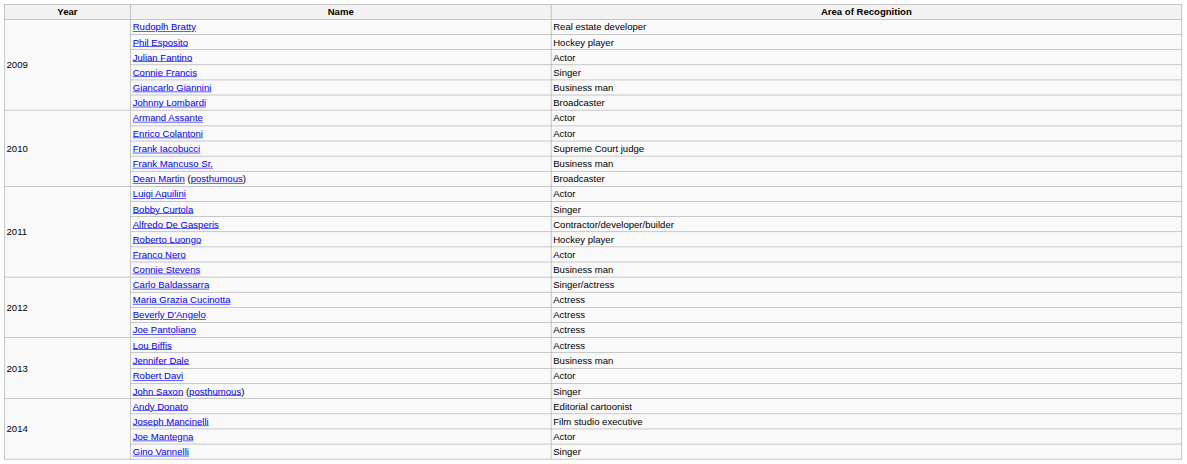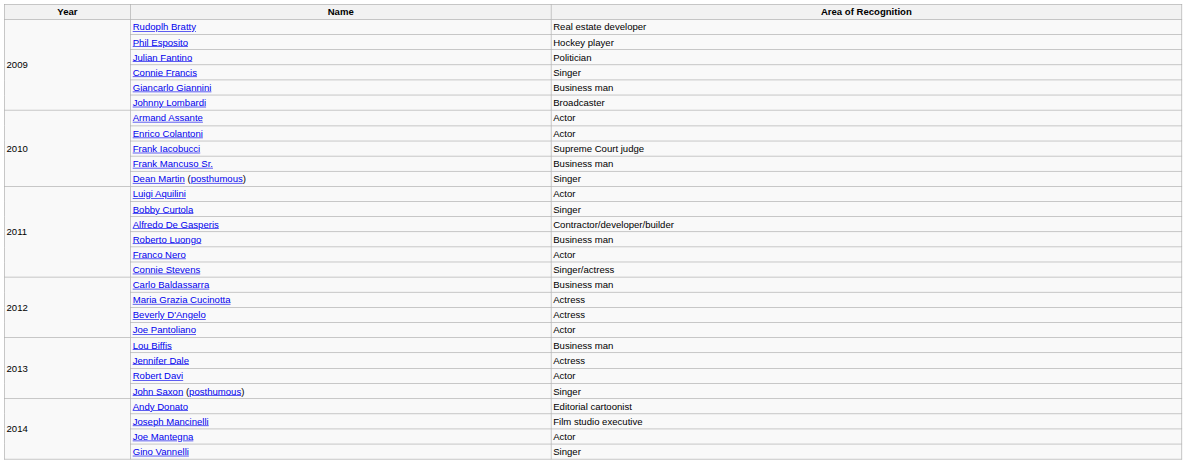(564, 58) Actor -> (572, 58) Politician
(579, 179) Broadcaster -> (567, 179) Singer
(584, 239) Hockey player -> (583, 239) Business man
(583, 270) Business man -> (584, 270) Singer/actress
(584, 285) Singer/actress -> (583, 285) Business man
(569, 330) Actress -> (564, 330) Actor
(569, 346) Actress -> (583, 346) Business man
(583, 361) Business man -> (569, 361) Actress
